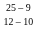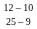rows swapped: (18, 8) <-> (18, 21)
